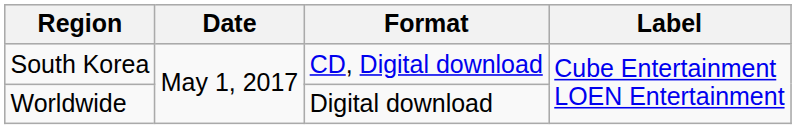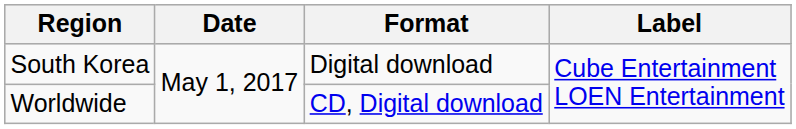(426, 63) CD, Digital download -> (401, 63) Digital download
(401, 103) Digital download -> (426, 103) CD, Digital download
